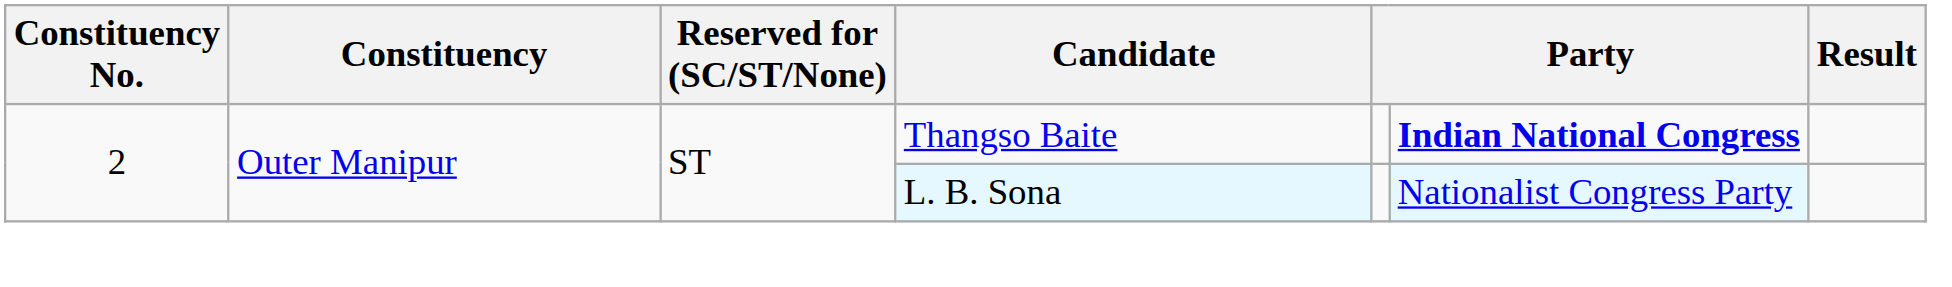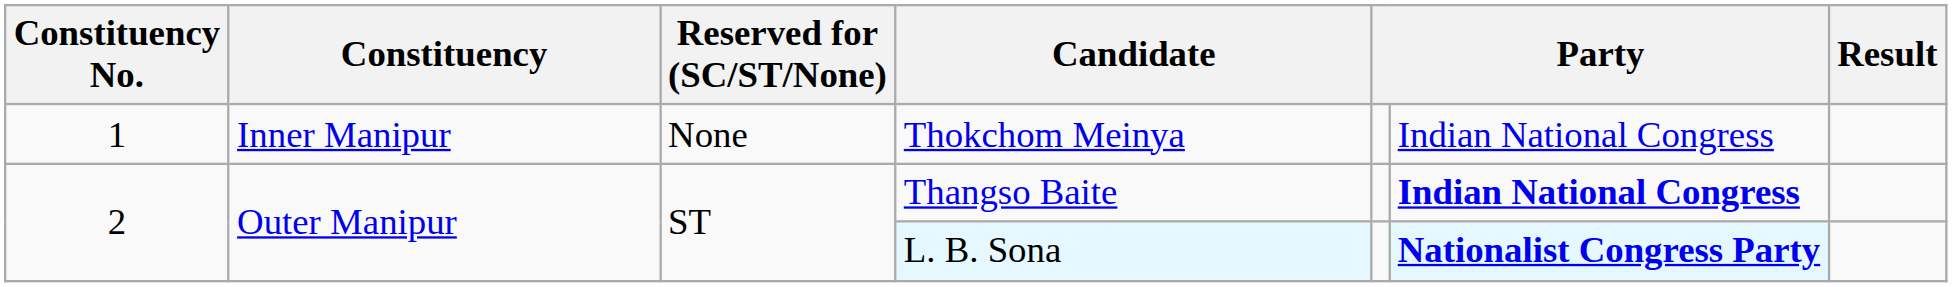+ row: (1044, 133)
(1595, 191) normal -> (1609, 250) bold
